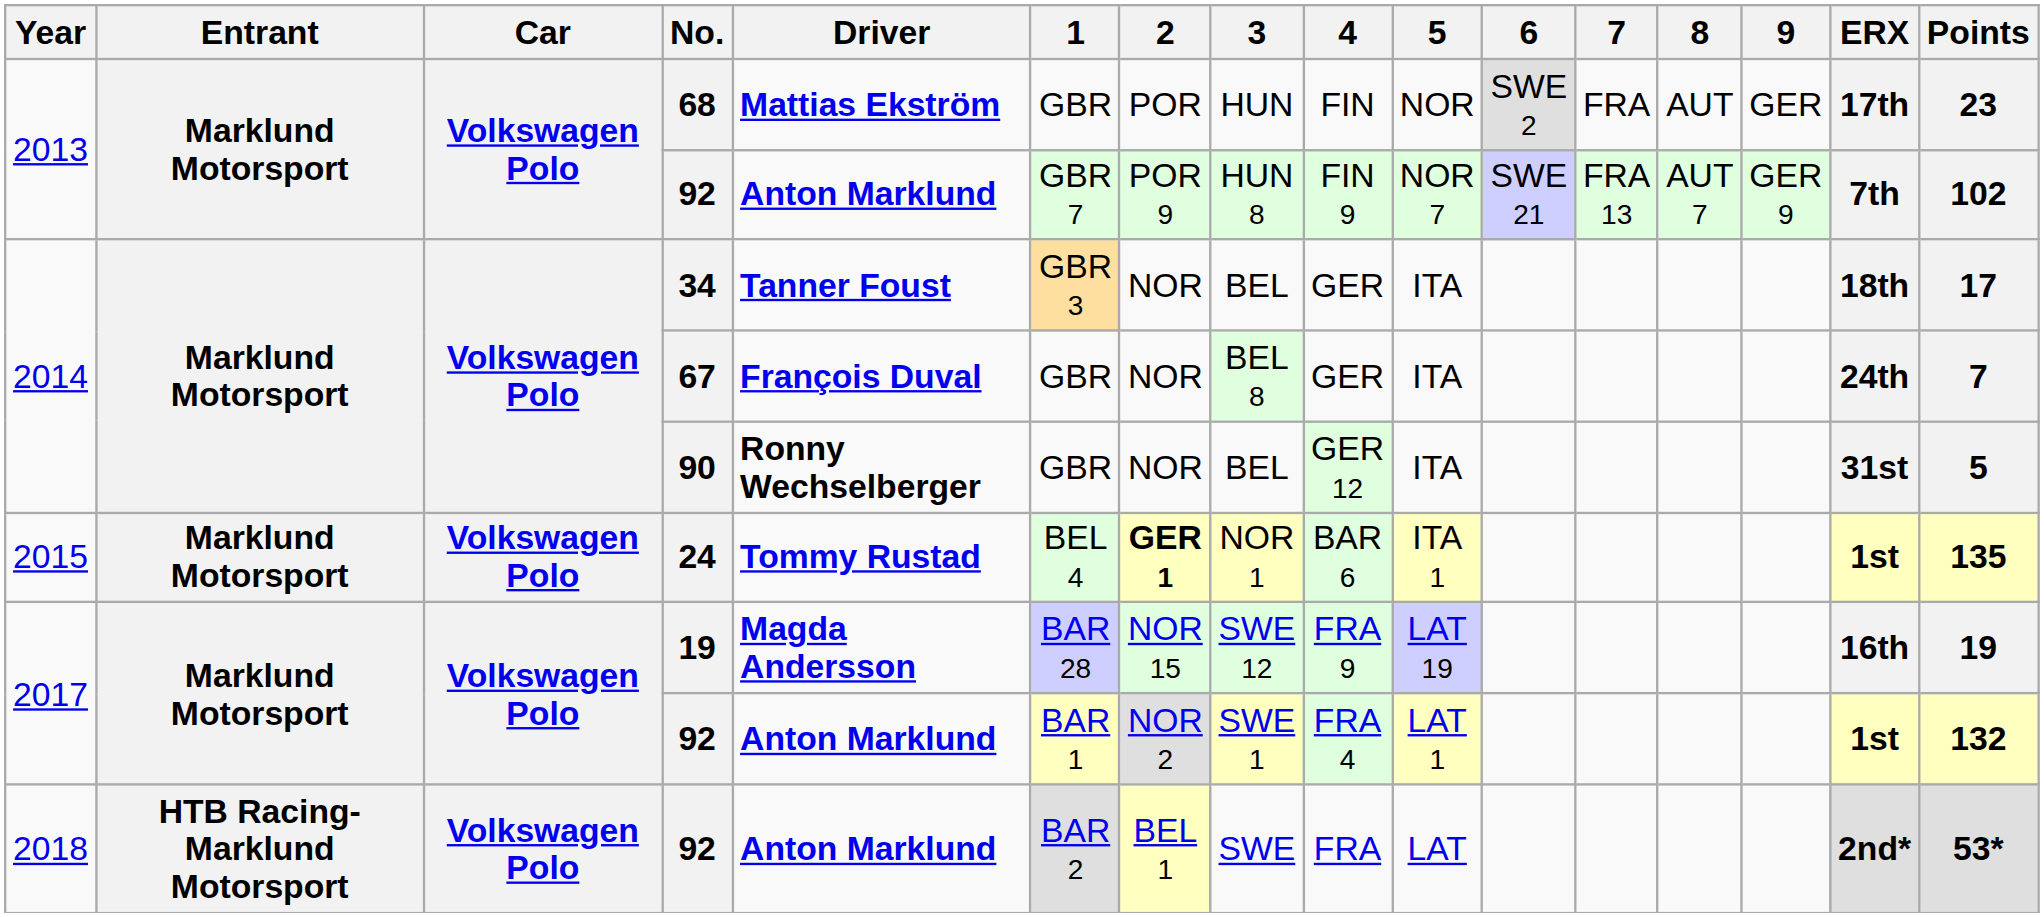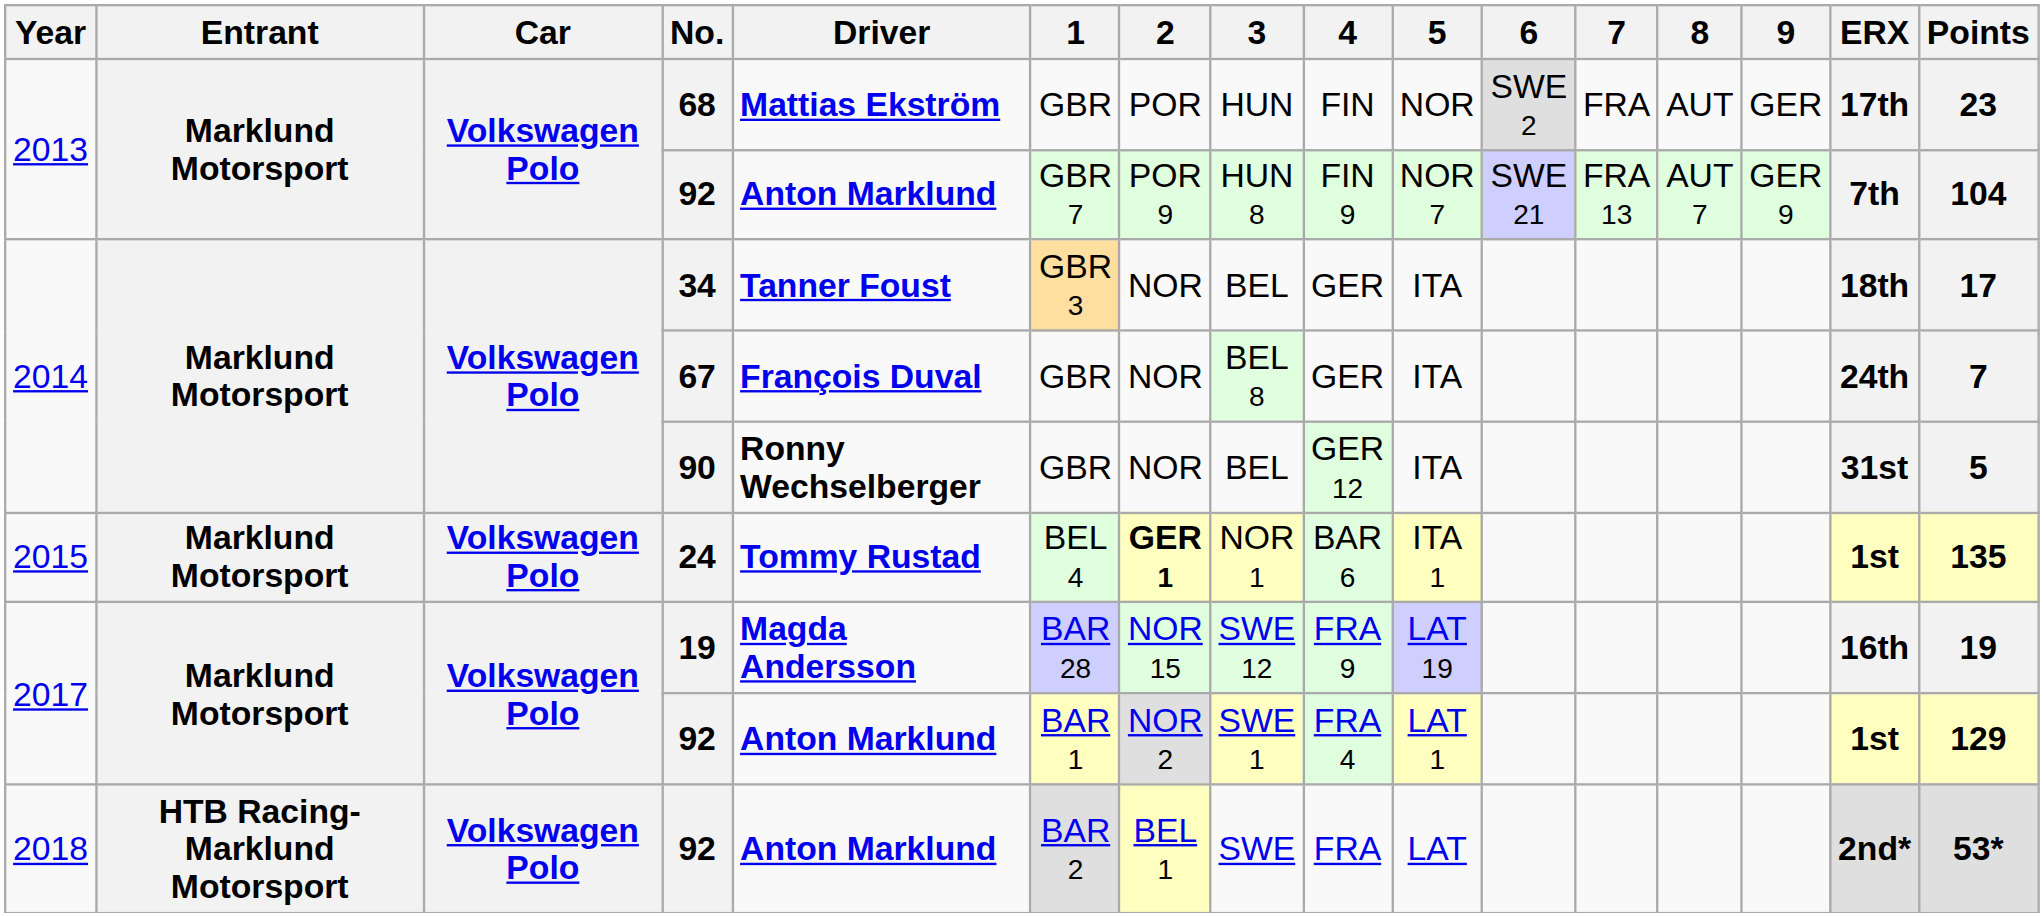(1978, 195) 102 -> (1978, 195) 104
(1978, 739) 132 -> (1978, 739) 129
